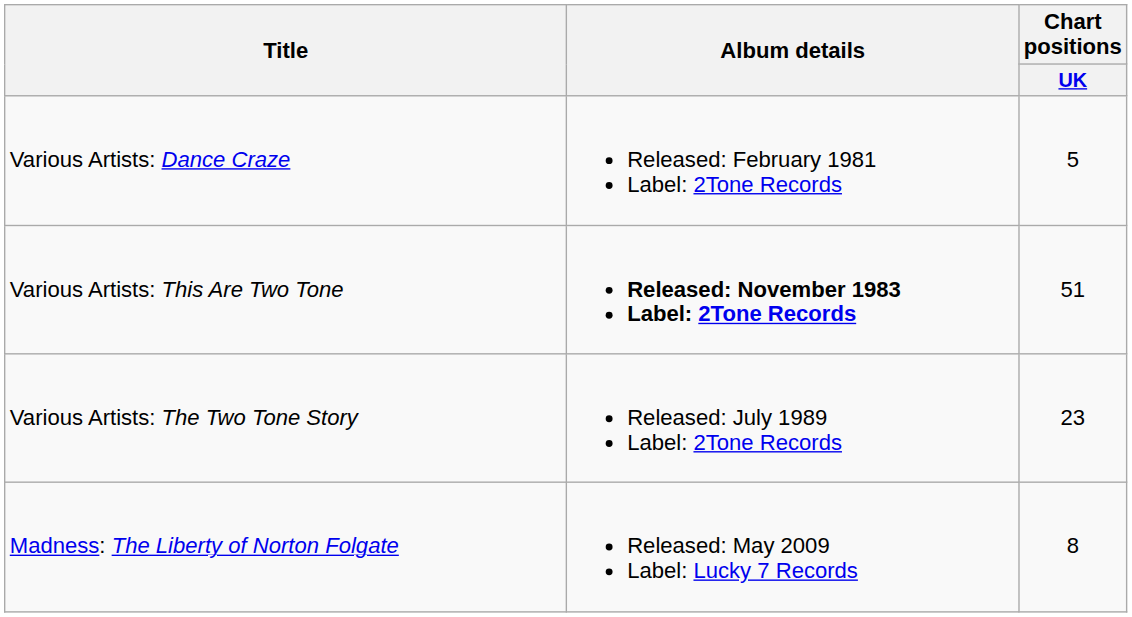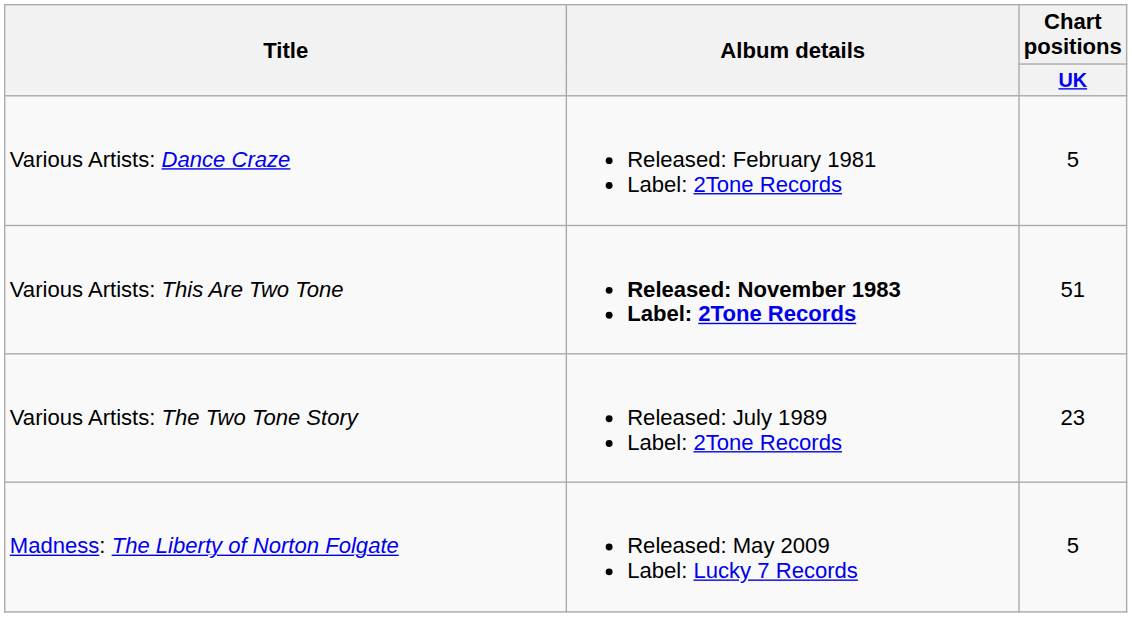(1073, 546) 8 -> (1073, 546) 5
